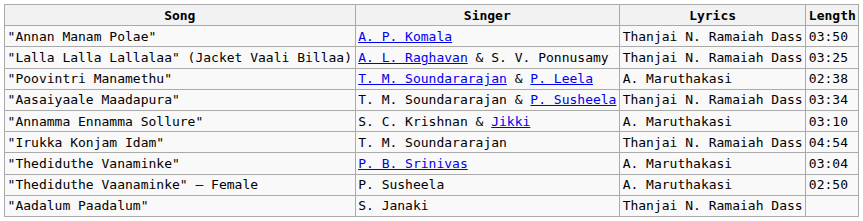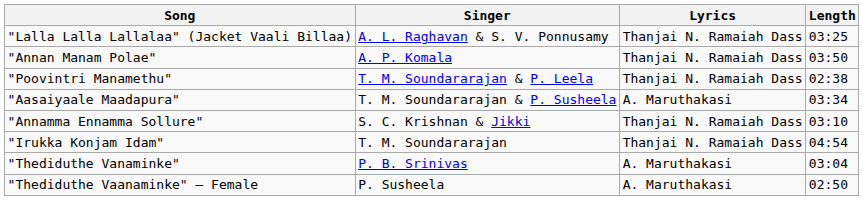rows swapped: (82, 36) <-> (180, 57)
(677, 79) A. Maruthakasi -> (713, 79) Thanjai N. Ramaiah Dass
(713, 100) Thanjai N. Ramaiah Dass -> (677, 100) A. Maruthakasi
(677, 121) A. Maruthakasi -> (713, 121) Thanjai N. Ramaiah Dass
- row: (78, 206)
